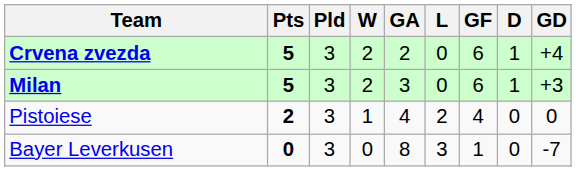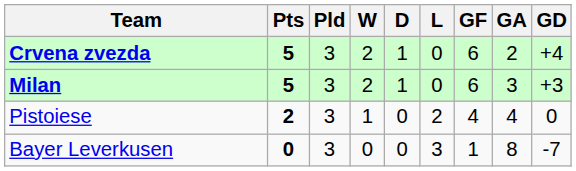columns swapped: (514, 20) <-> (405, 20)
